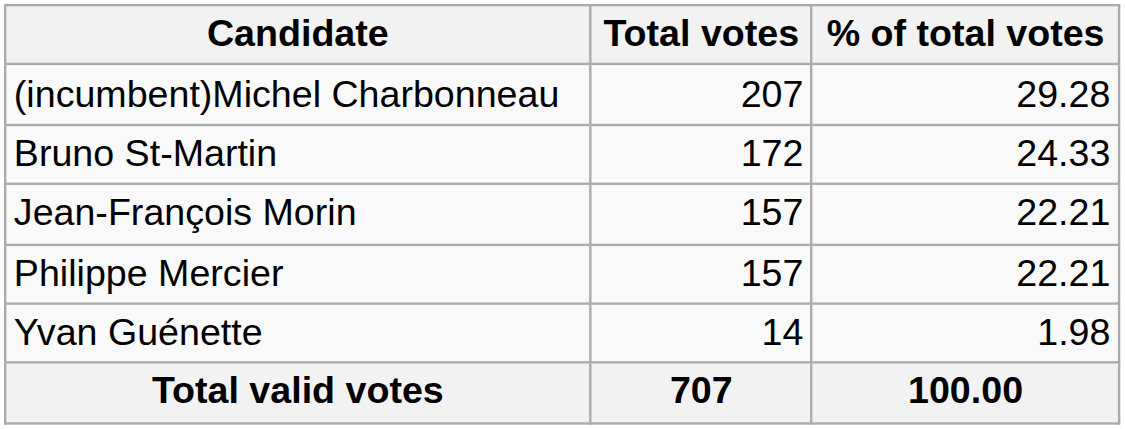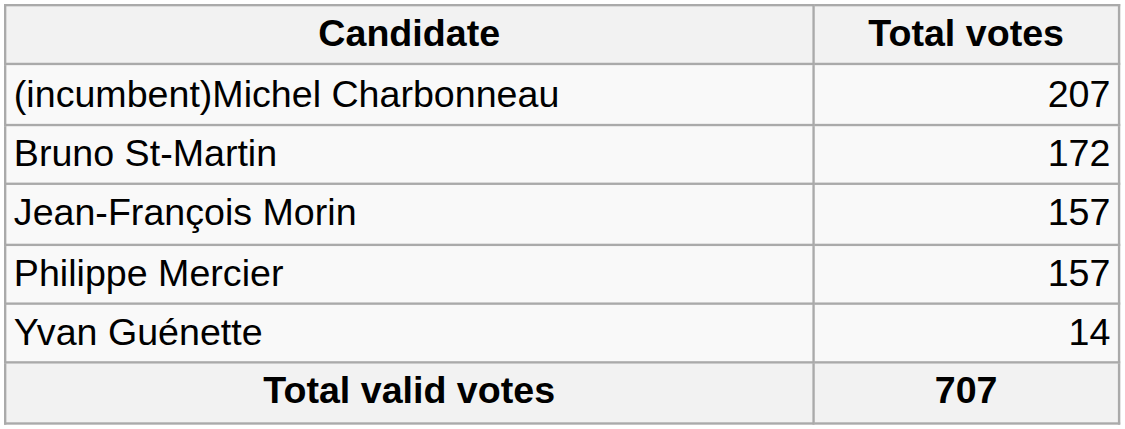- column: (966, 34)
